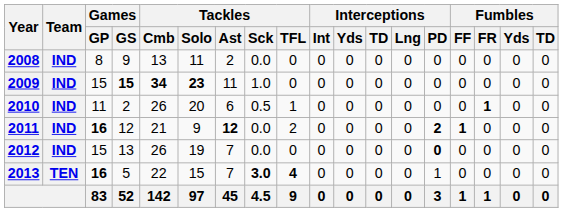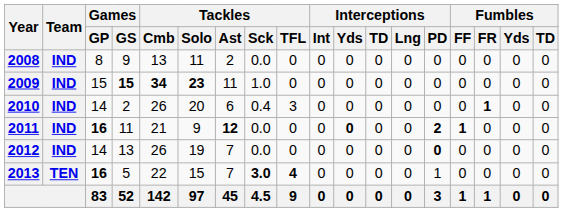(99, 106) 11 -> (99, 106) 14
(261, 106) 0.5 -> (261, 106) 0.4
(293, 106) 1 -> (293, 106) 3
(126, 128) 12 -> (126, 128) 11
(293, 128) 2 -> (293, 128) 0
(350, 128) normal -> (350, 128) bold
(99, 151) 15 -> (99, 151) 14
